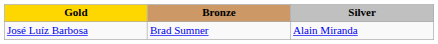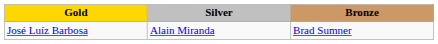columns swapped: (362, 13) <-> (219, 13)
